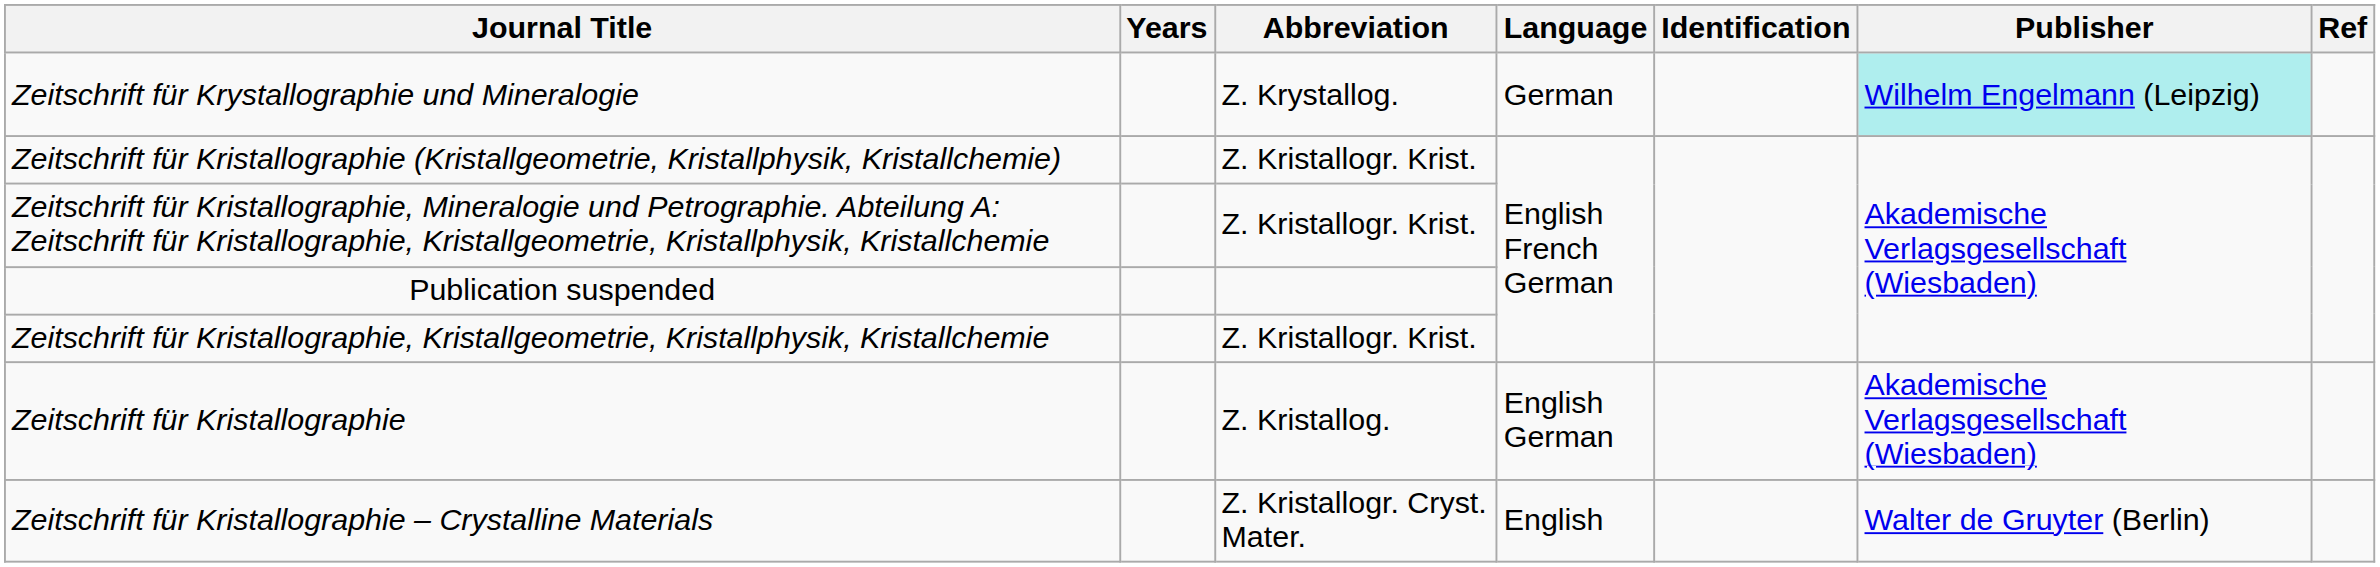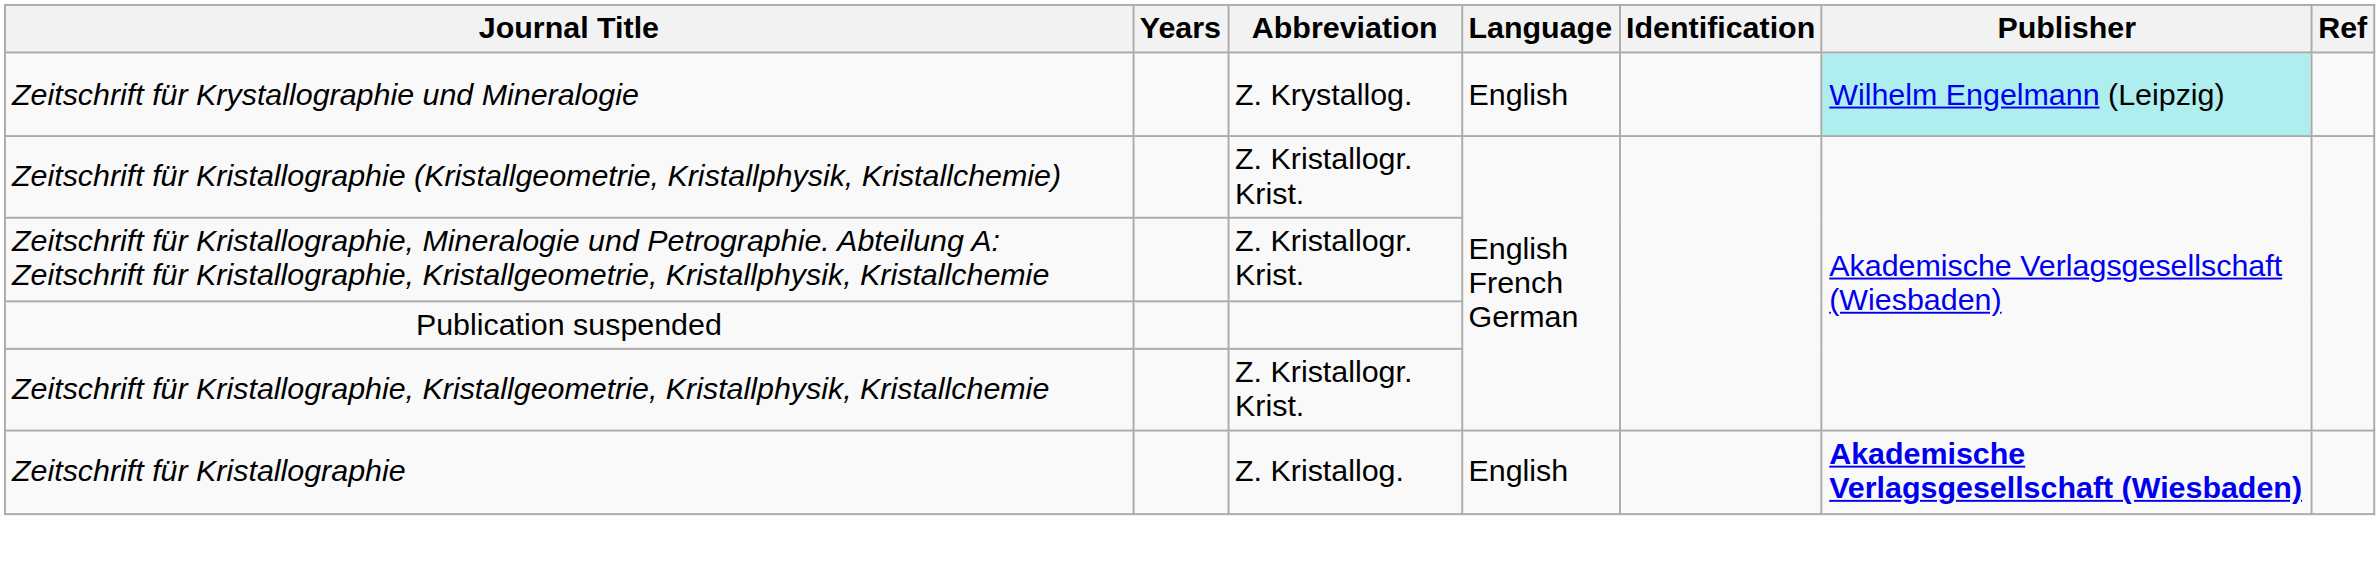(1559, 93) German -> (1518, 93) English
(1559, 420) English German -> (1518, 471) English
(1995, 420) normal -> (2066, 471) bold
- row: (363, 519)
